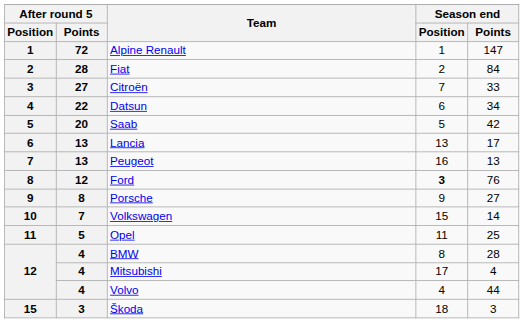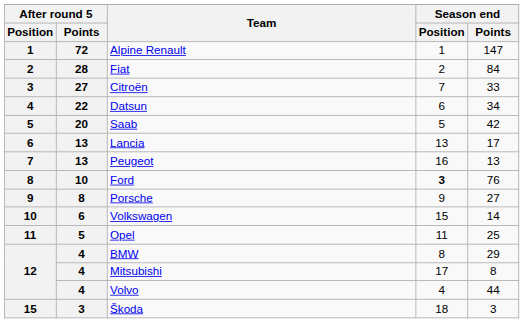(82, 180) 12 -> (82, 180) 10
(82, 217) 7 -> (82, 217) 6
(493, 254) 28 -> (493, 254) 29
(493, 272) 4 -> (493, 272) 8
